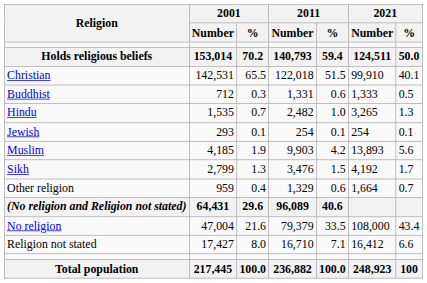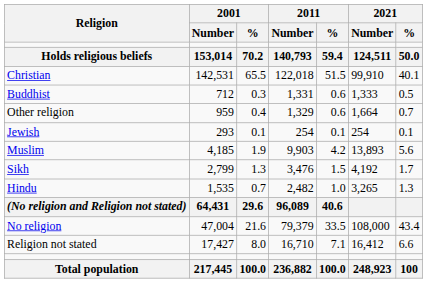rows swapped: (22, 113) <-> (40, 188)
